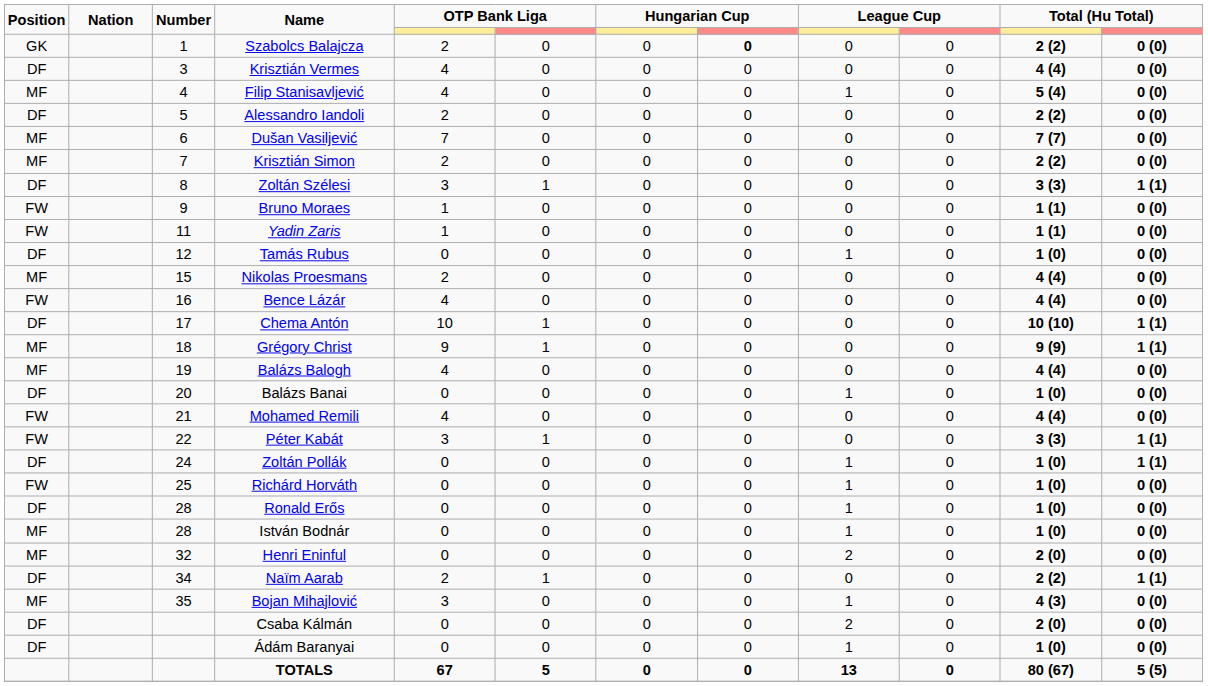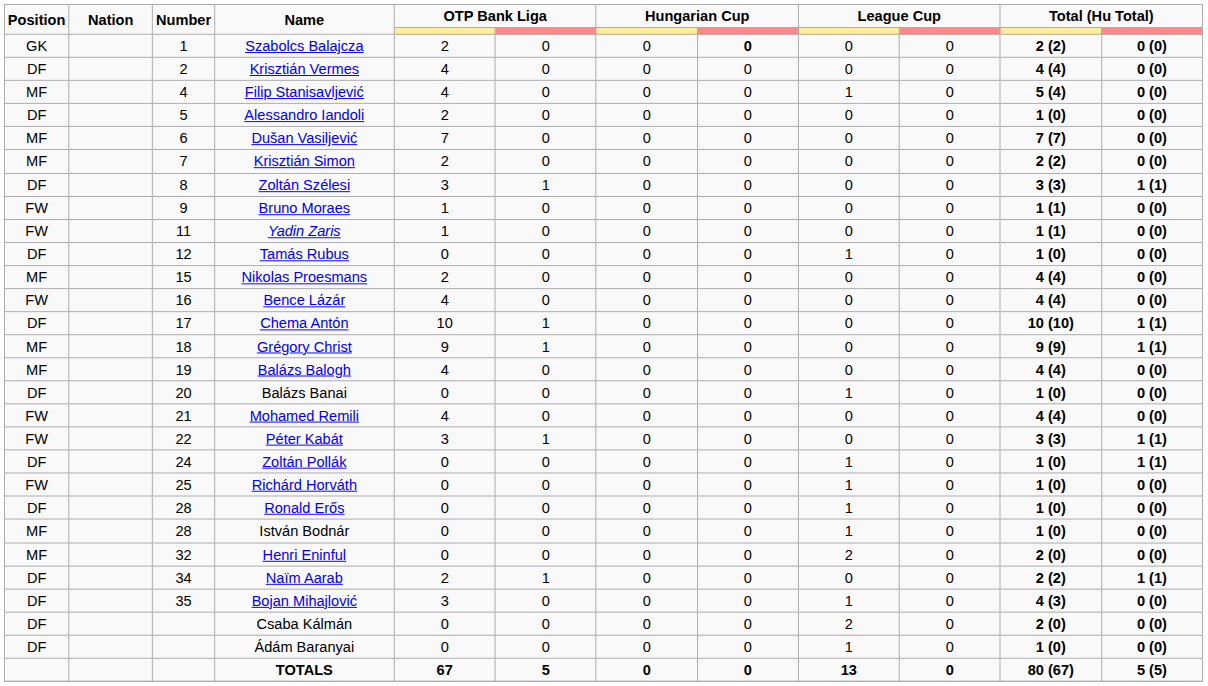(184, 69) 3 -> (184, 69) 2
(1051, 115) 2 (2) -> (1051, 115) 1 (0)
(37, 600) MF -> (37, 600) DF
